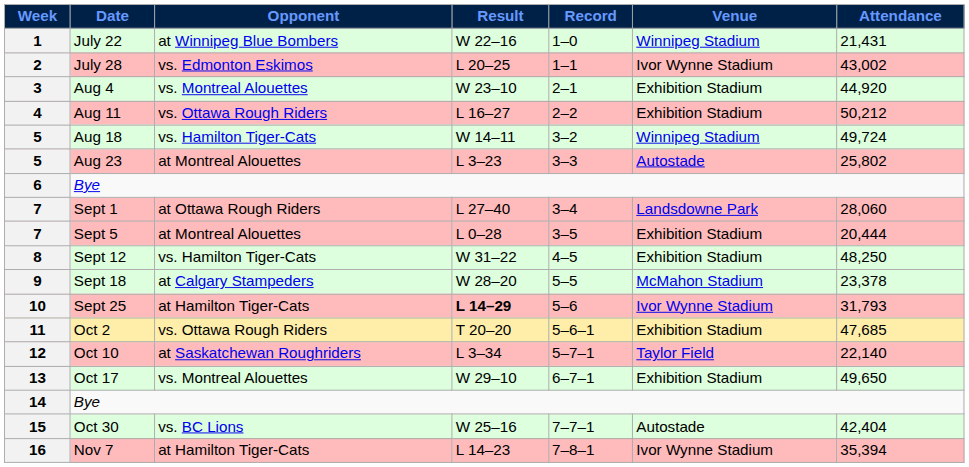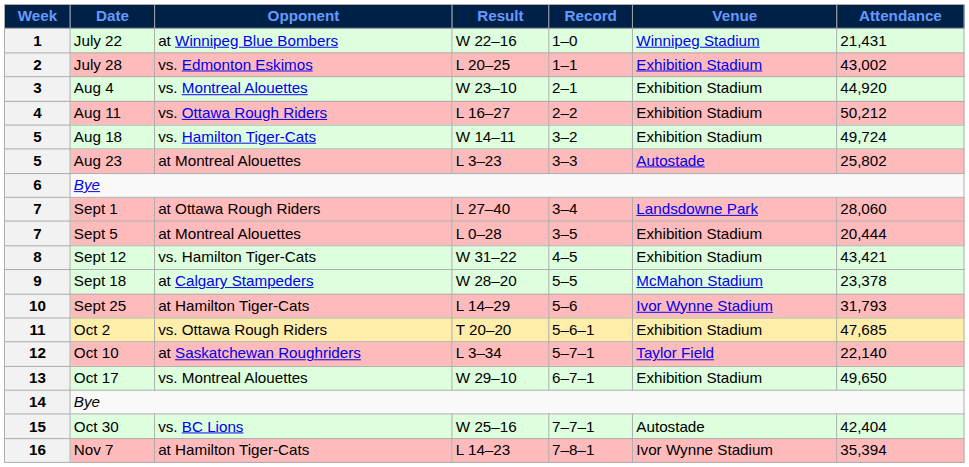(705, 64) Ivor Wynne Stadium -> (699, 64) Exhibition Stadium
(698, 137) Winnipeg Stadium -> (699, 137) Exhibition Stadium
(863, 257) 48,250 -> (863, 257) 43,421
(484, 305) bold -> (483, 305) normal
